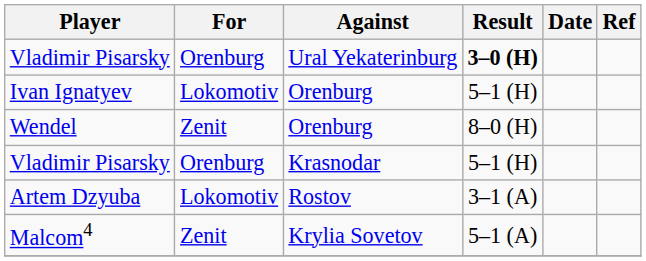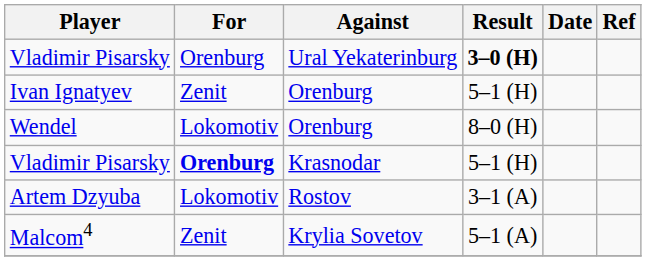(229, 92) Lokomotiv -> (203, 92) Zenit
(203, 127) Zenit -> (229, 127) Lokomotiv
(222, 162) normal -> (227, 162) bold
